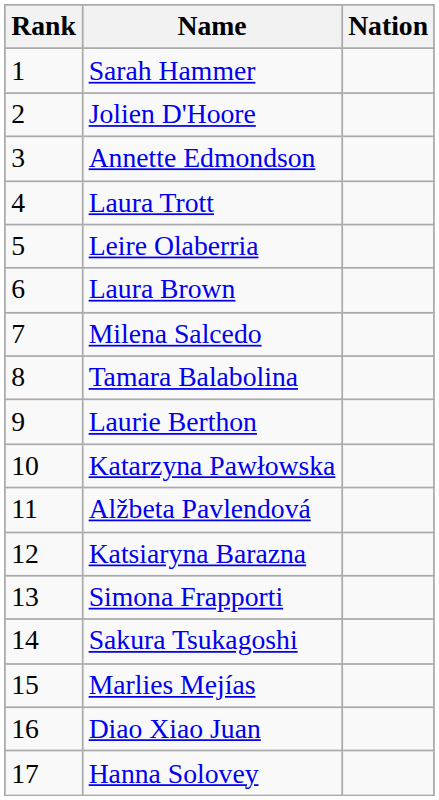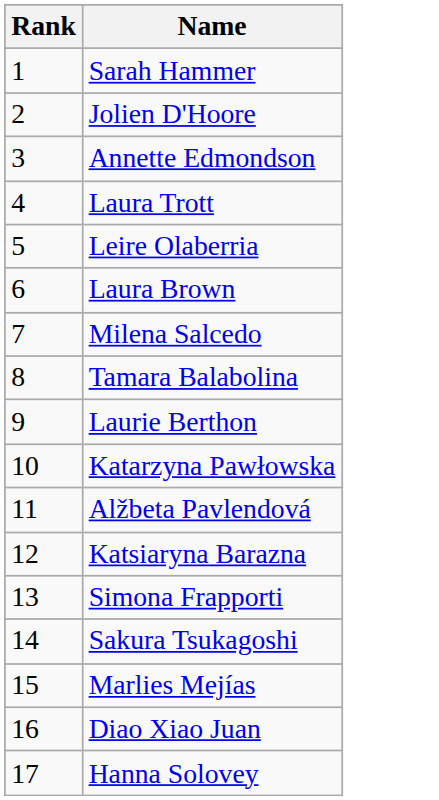- column: (388, 26)
